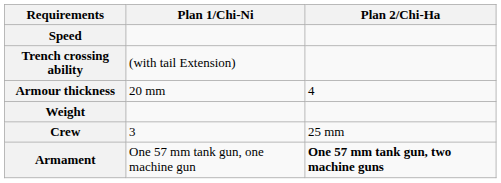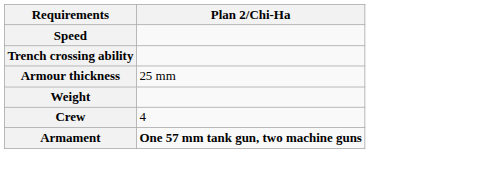- column: (216, 14)
(311, 91) 4 -> (158, 76) 25 mm
(326, 132) 25 mm -> (143, 117) 4
